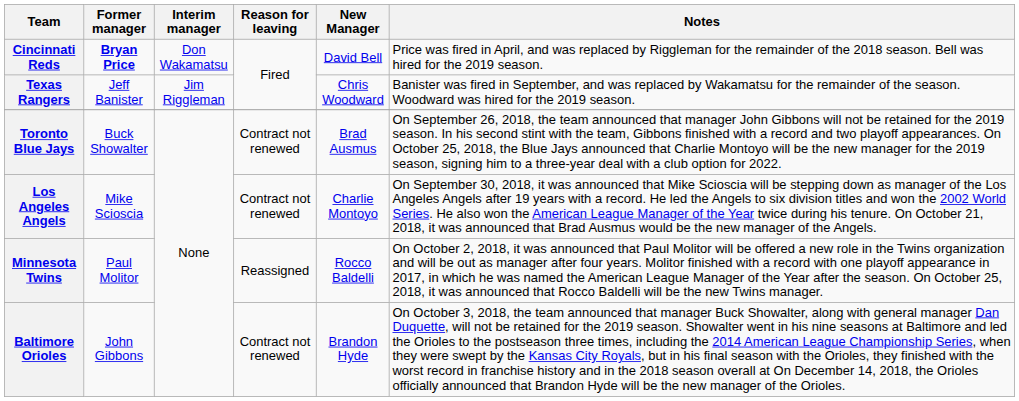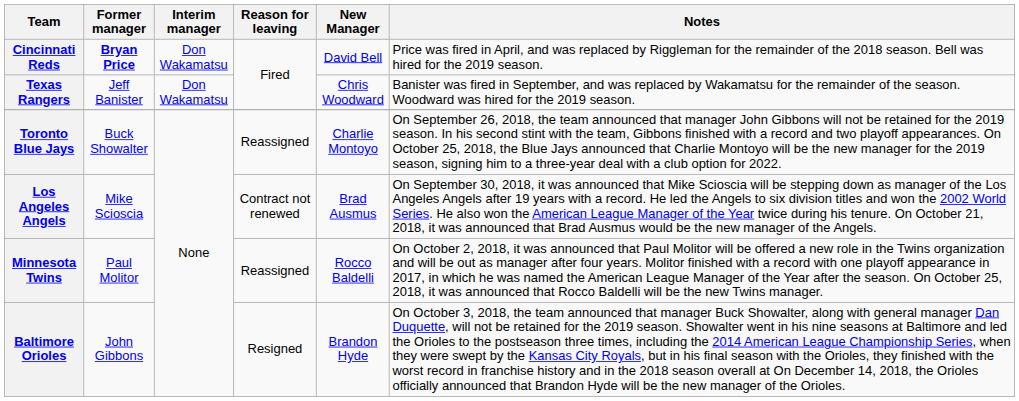(194, 92) Jim Riggleman -> (194, 92) Don Wakamatsu
(275, 142) Contract not renewed -> (275, 142) Reassigned
(353, 142) Brad Ausmus -> (353, 142) Charlie Montoyo
(353, 206) Charlie Montoyo -> (353, 206) Brad Ausmus
(275, 349) Contract not renewed -> (275, 349) Resigned
